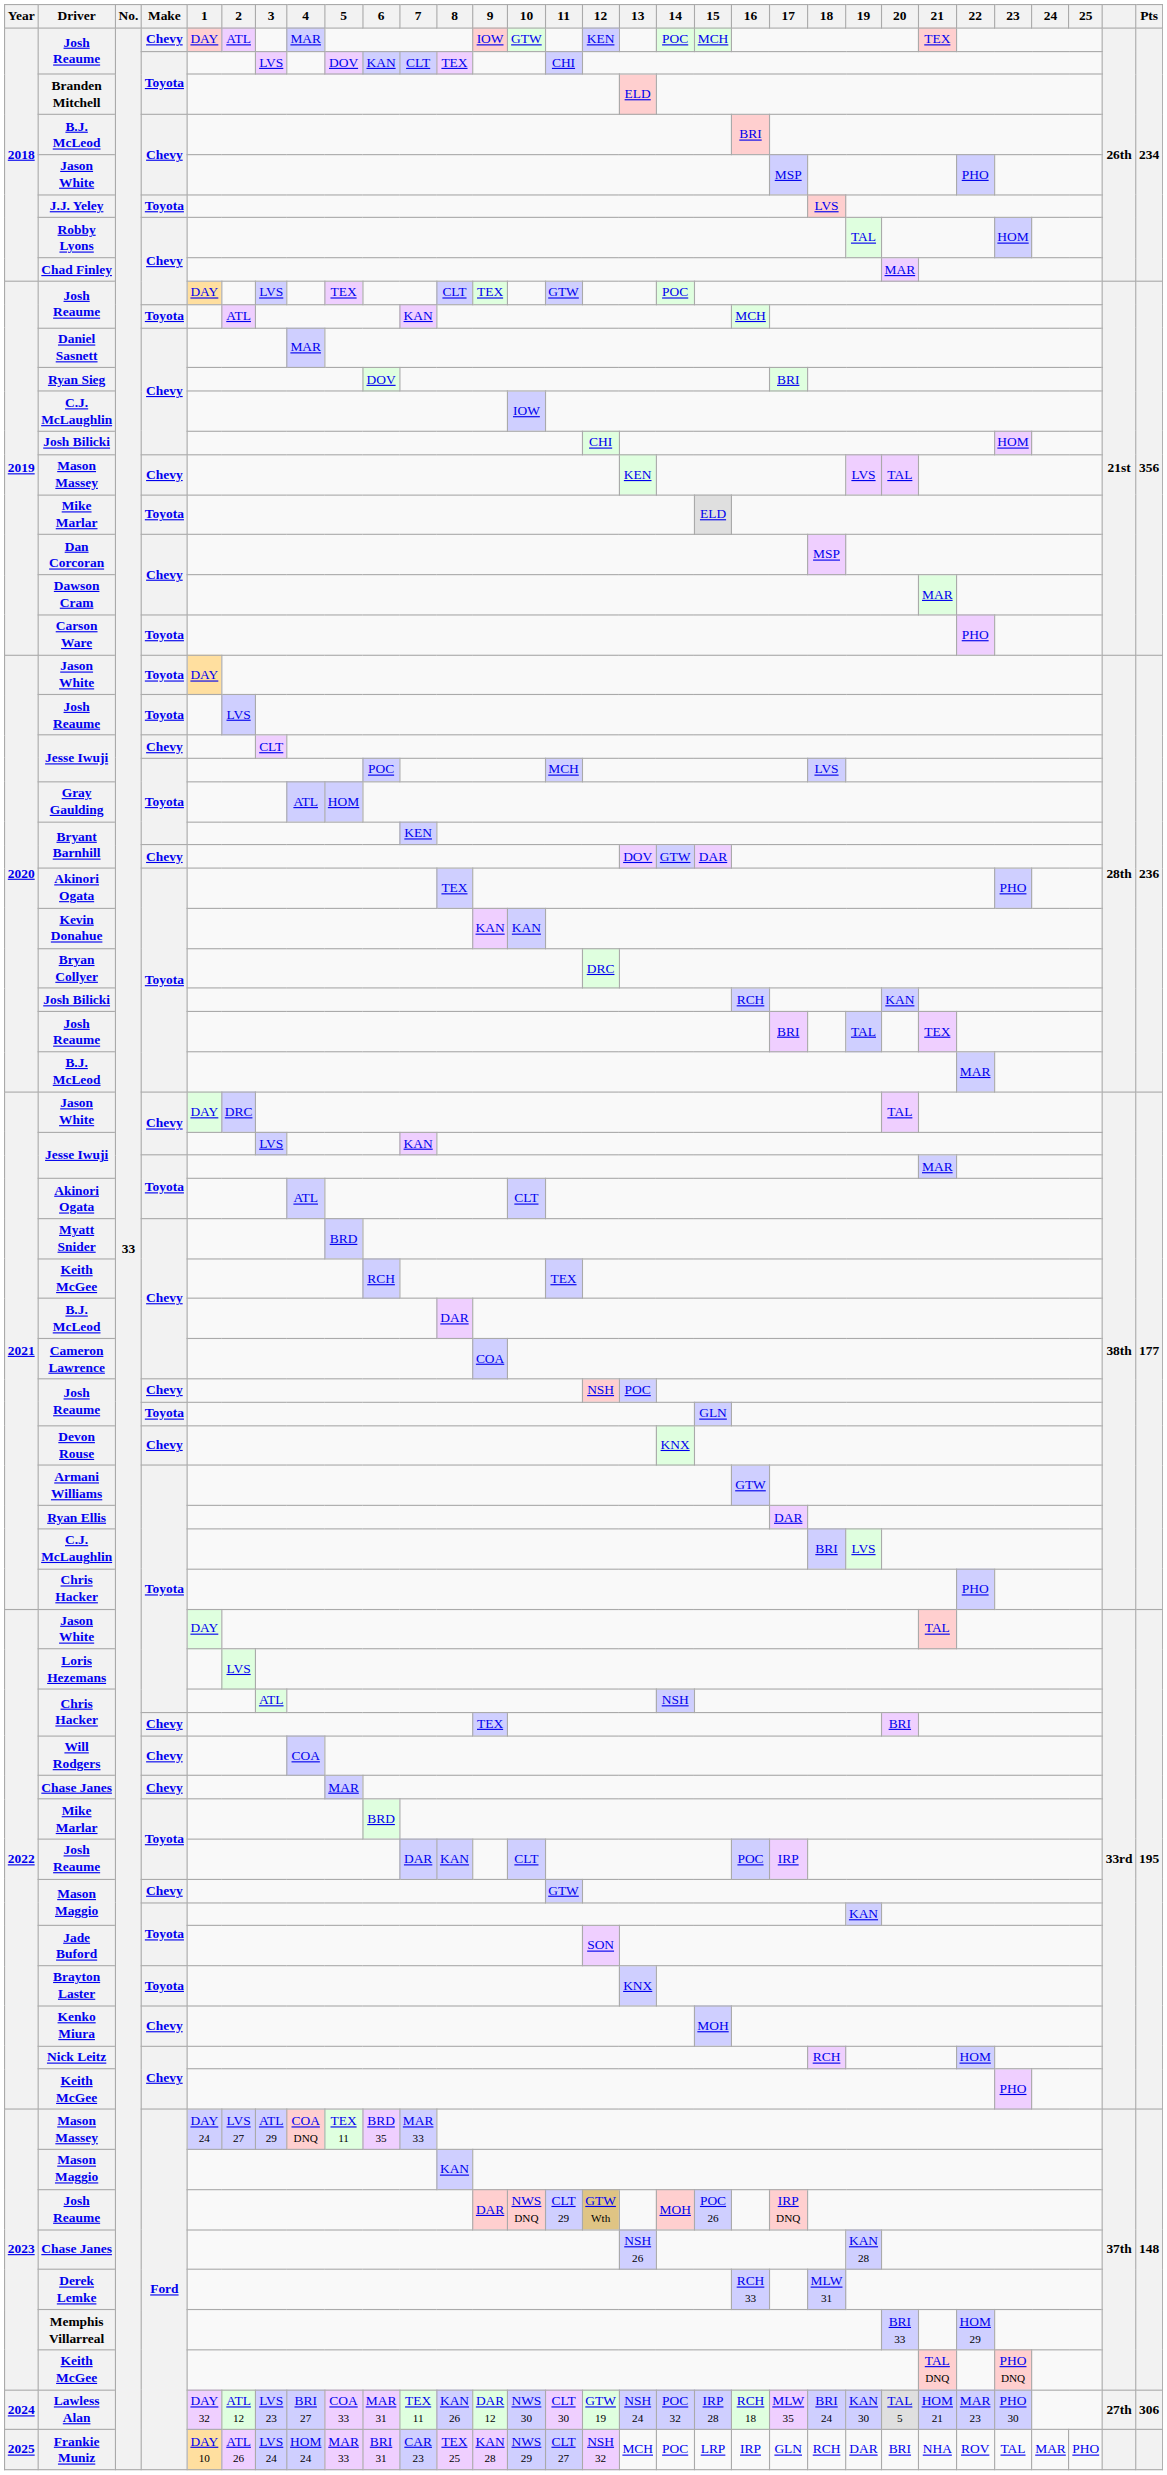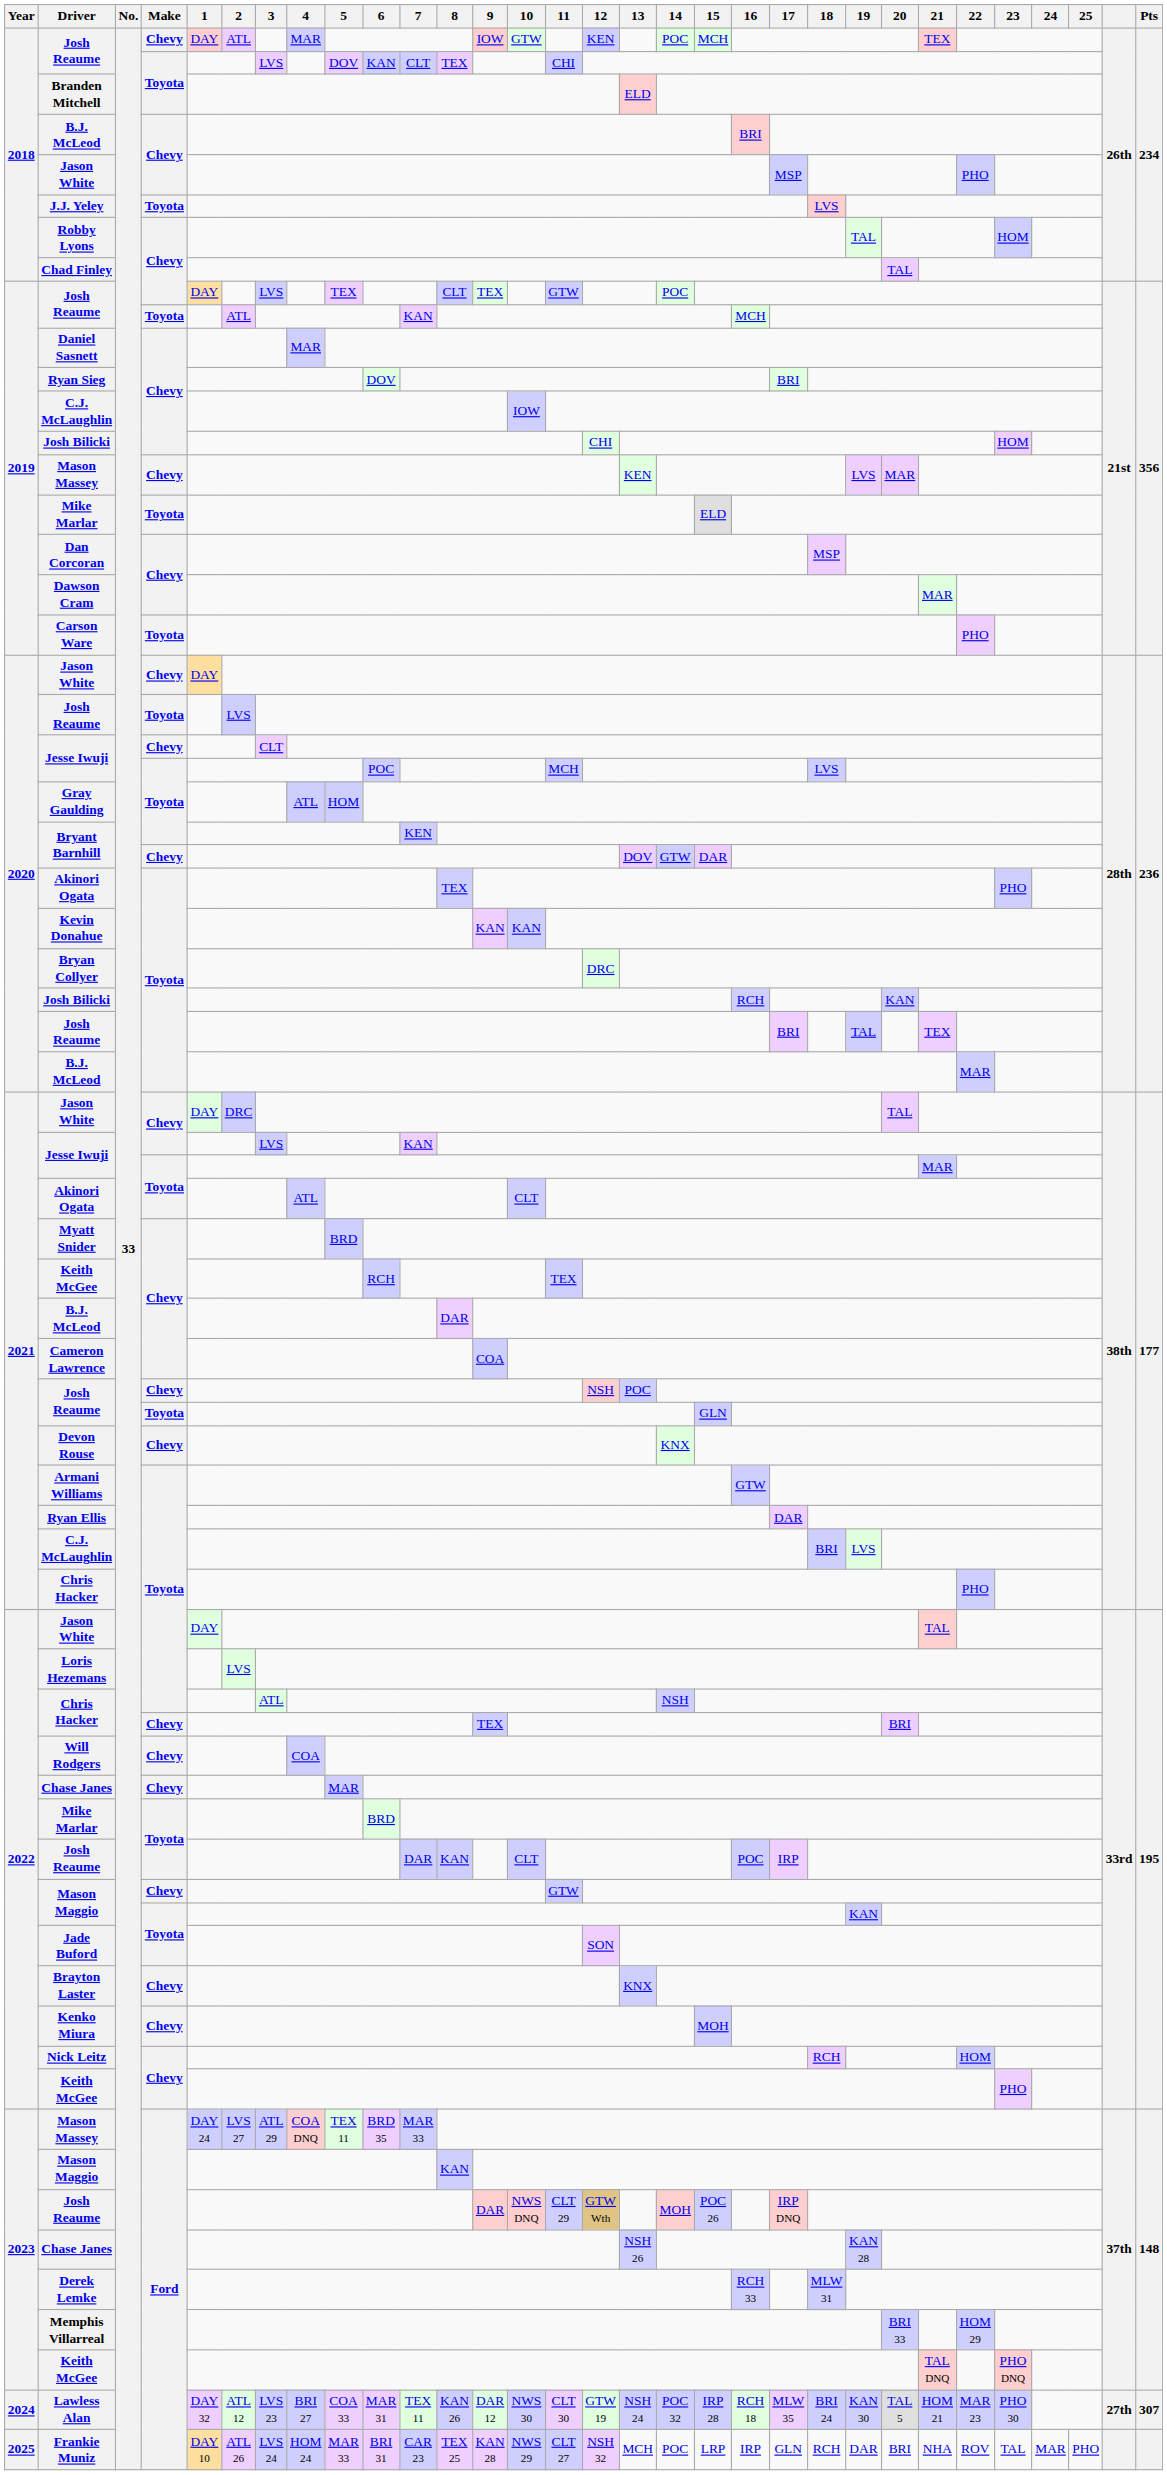(900, 269) MAR -> (900, 269) TAL
(900, 474) TAL -> (900, 474) MAR
(164, 674) Toyota -> (164, 674) Chevy
(164, 1985) Toyota -> (164, 1985) Chevy
(1149, 2409) 306 -> (1149, 2409) 307
